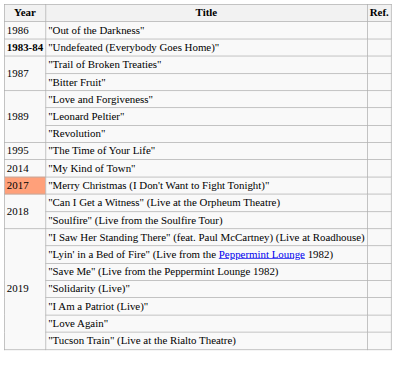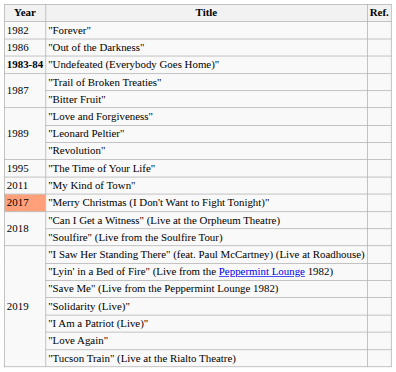+ row: (69, 30)
(18, 168) 2014 -> (18, 185) 2011
